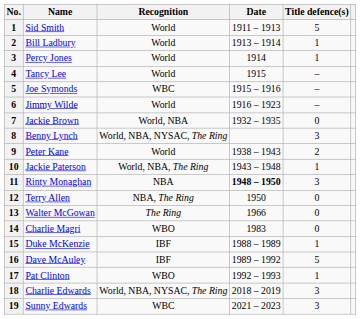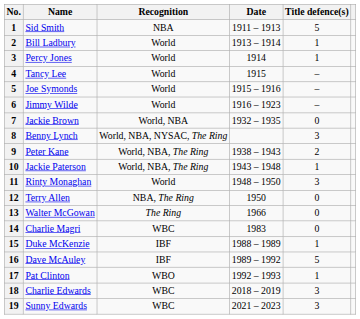(163, 27) World -> (163, 27) NBA
(163, 89) WBC -> (163, 89) World
(163, 151) World -> (163, 151) World, NBA, The Ring
(163, 182) NBA -> (163, 182) World
(256, 182) bold -> (256, 182) normal
(163, 228) WBO -> (163, 228) WBC
(163, 290) World, NBA, NYSAC, The Ring -> (163, 290) WBC
